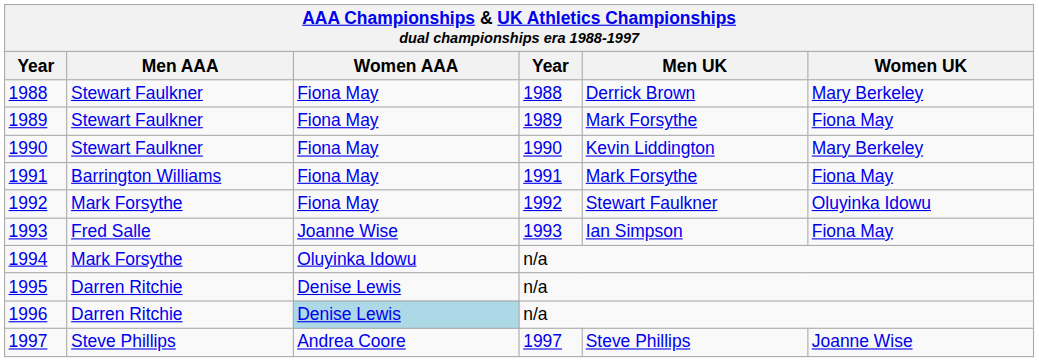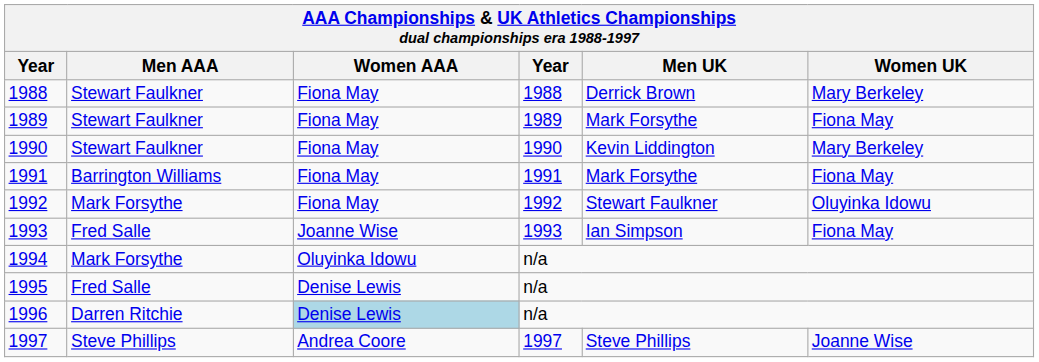(127, 286) Darren Ritchie -> (111, 286) Fred Salle
